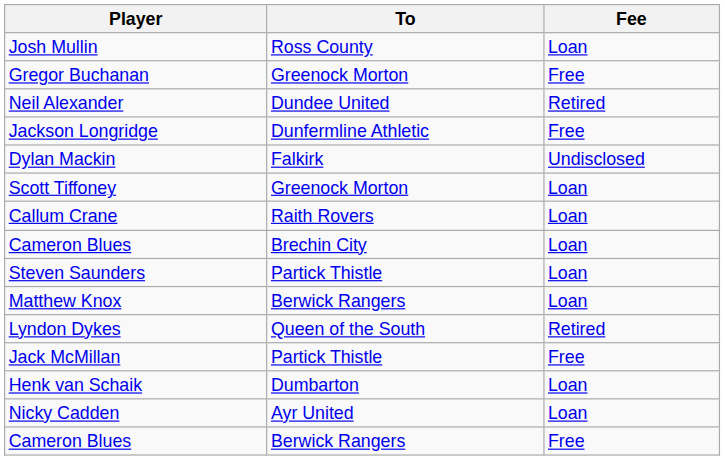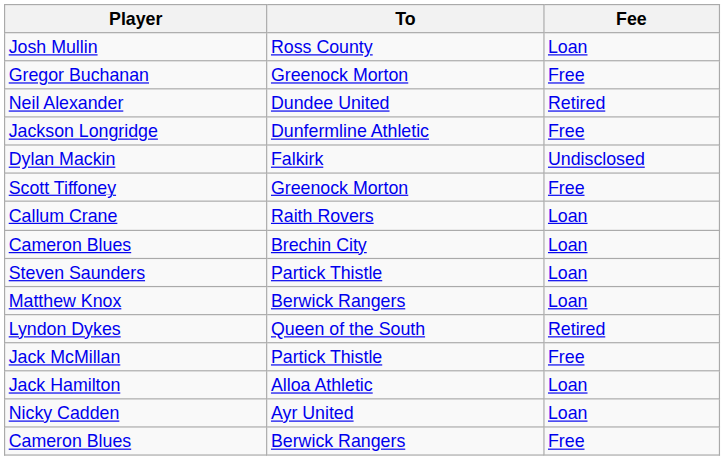(568, 188) Loan -> (566, 188) Free
+ row: (65, 385)
- row: (75, 385)
